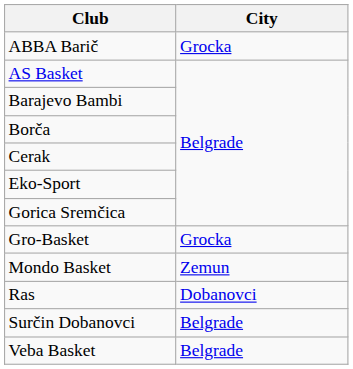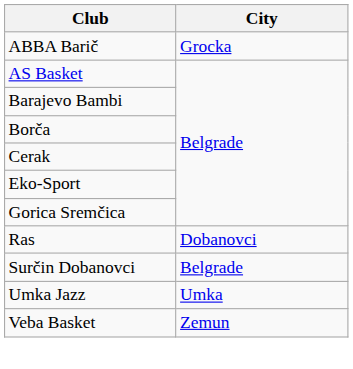- row: (49, 239)
- row: (60, 267)
+ row: (47, 294)
(212, 350) Belgrade -> (205, 322) Zemun
